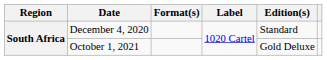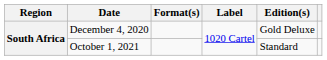(279, 30) Standard -> (287, 30) Gold Deluxe
(287, 47) Gold Deluxe -> (279, 47) Standard
